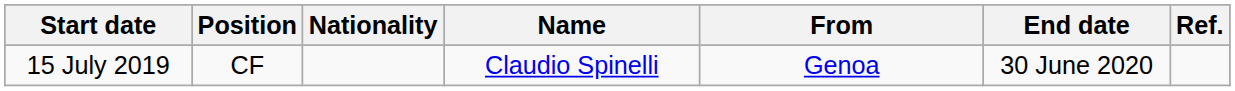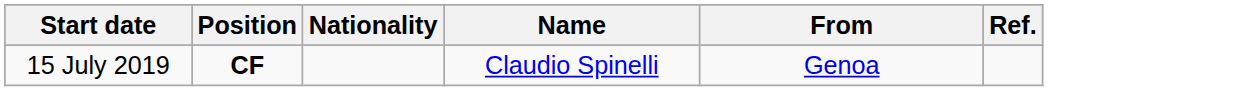- column: (1077, 25)
(247, 65) normal -> (247, 65) bold
